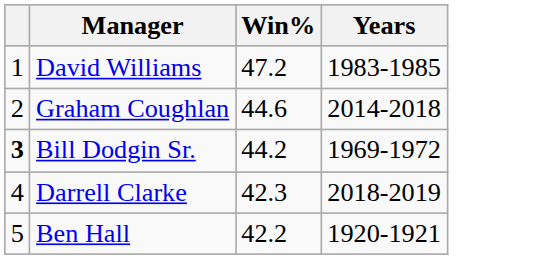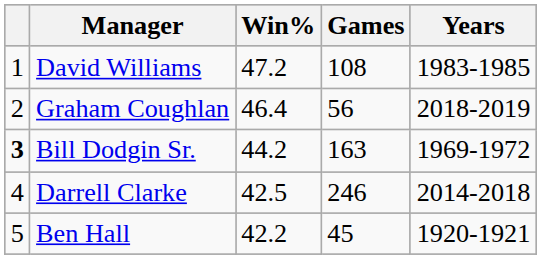+ column: (366, 25)
(264, 108) 44.6 -> (264, 108) 46.4
(384, 108) 2014-2018 -> (473, 108) 2018-2019
(264, 191) 42.3 -> (264, 191) 42.5
(384, 191) 2018-2019 -> (473, 191) 2014-2018
